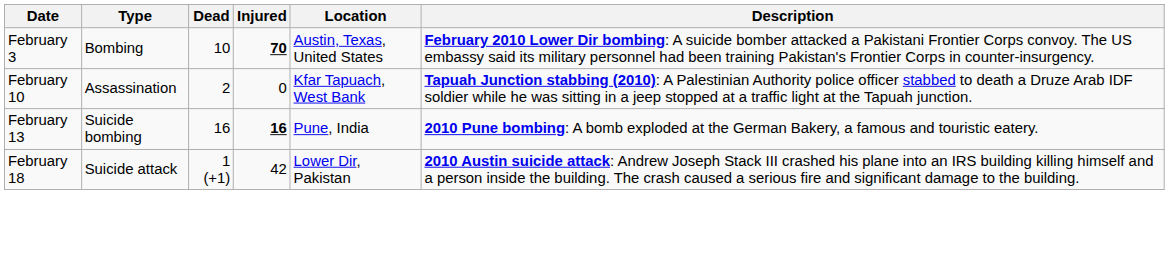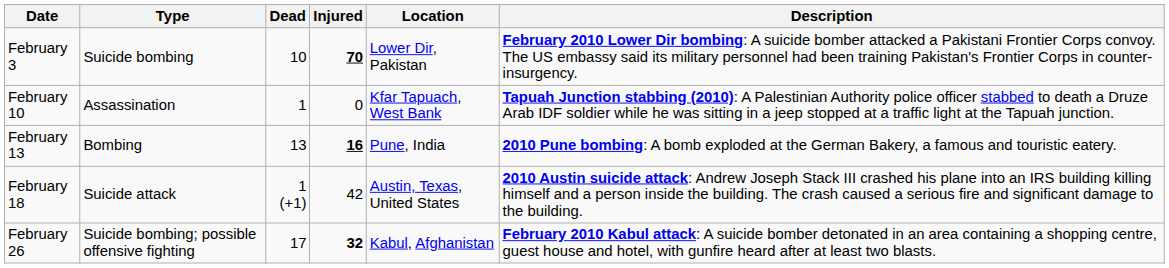(114, 48) Bombing -> (138, 56) Suicide bombing
(340, 48) Austin, Texas, United States -> (403, 56) Lower Dir, Pakistan
(226, 88) 2 -> (302, 105) 1
(113, 128) Suicide bombing -> (113, 145) Bombing
(222, 128) 16 -> (298, 145) 13
(327, 169) Lower Dir, Pakistan -> (416, 194) Austin, Texas, United States
+ row: (38, 243)
